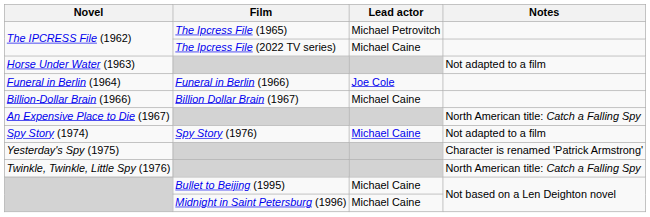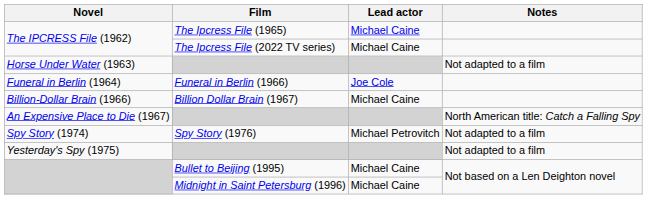(396, 30) Michael Petrovitch -> (385, 30) Michael Caine
(386, 133) Michael Caine -> (395, 133) Michael Petrovitch
(544, 151) Character is renamed 'Patrick Armstrong' -> (495, 151) Not adapted to a film
- row: (89, 168)
